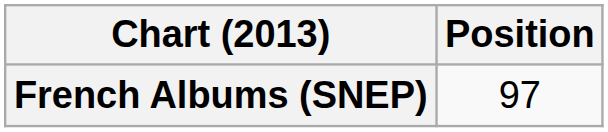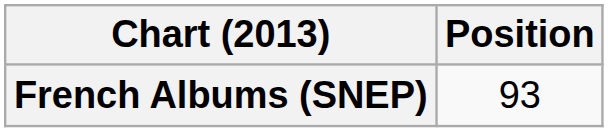(520, 94) 97 -> (520, 94) 93
